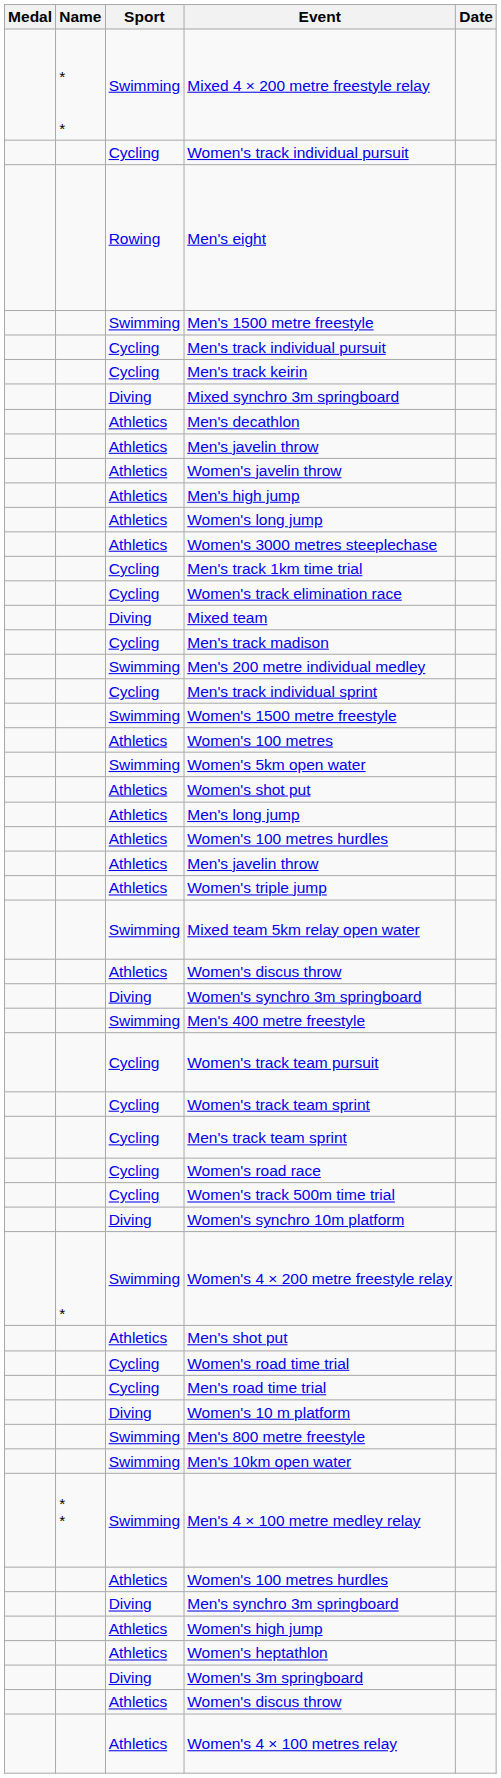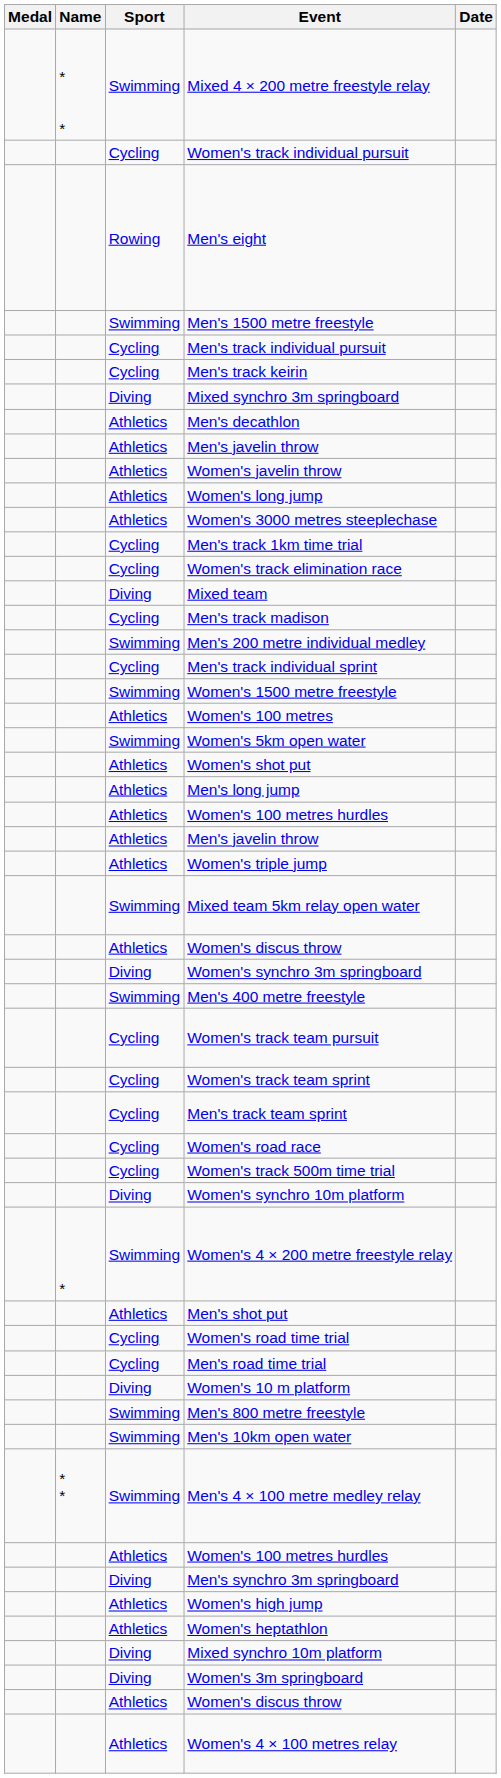- row: (138, 495)
+ row: (130, 1653)
